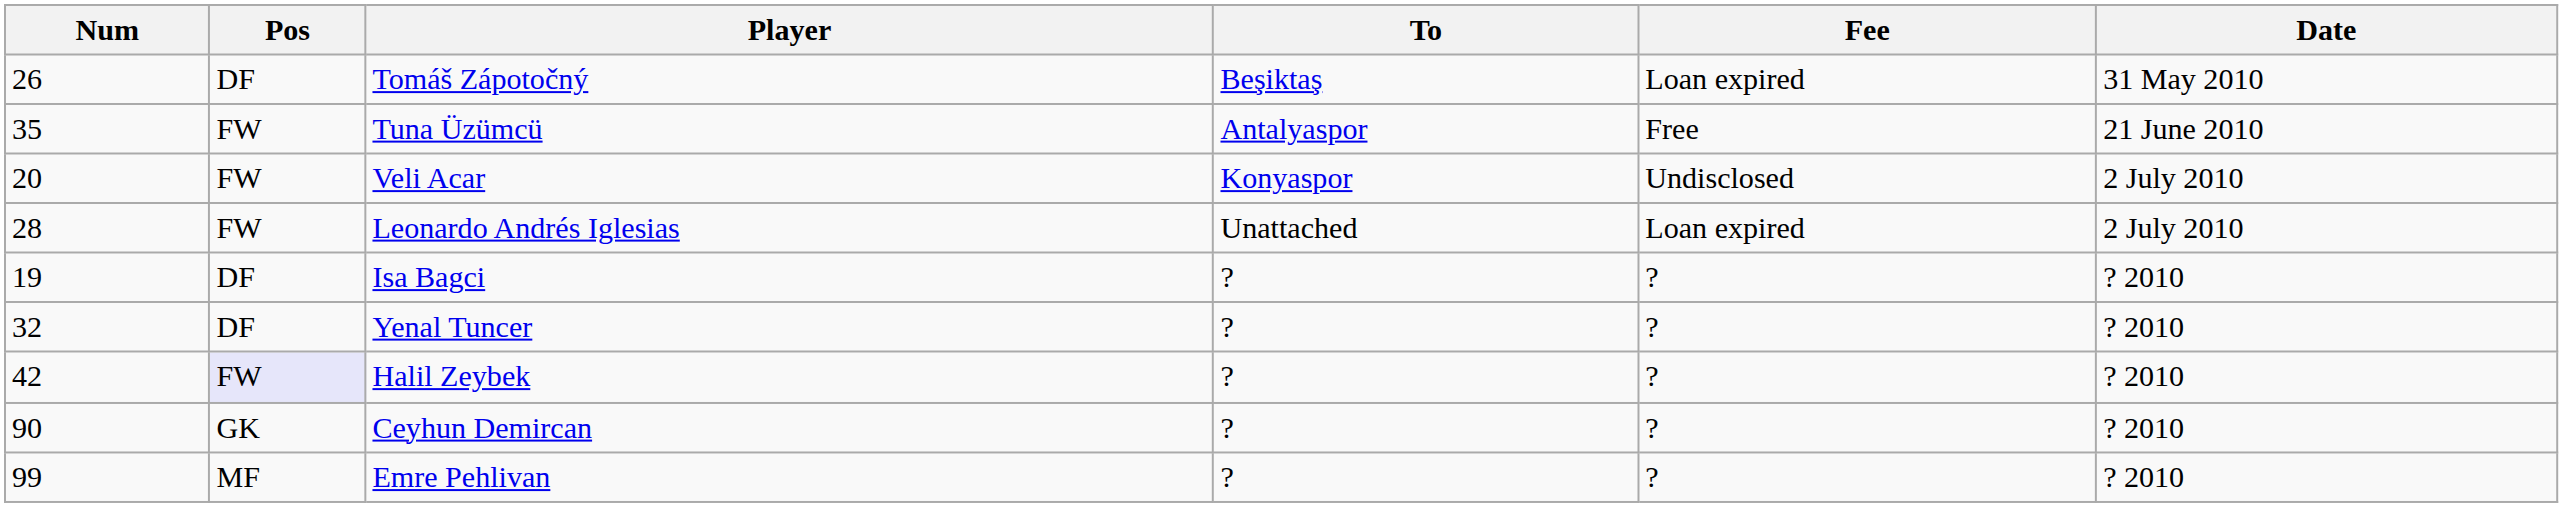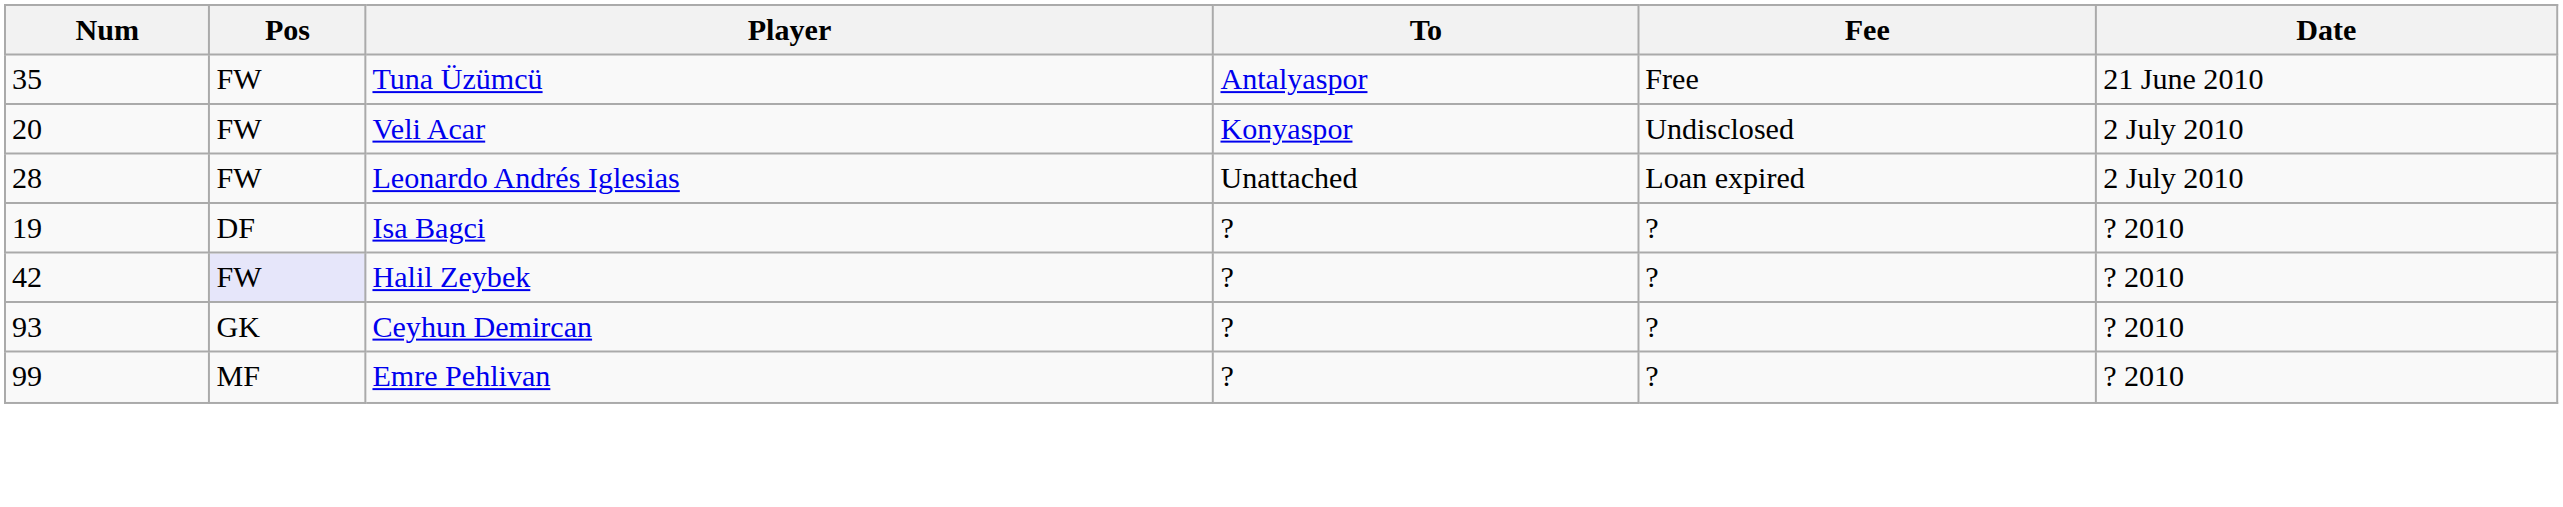- row: (480, 79)
- row: (452, 327)
(27, 426) 90 -> (27, 327) 93
